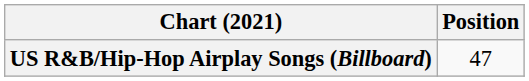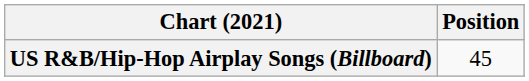(481, 57) 47 -> (481, 57) 45
